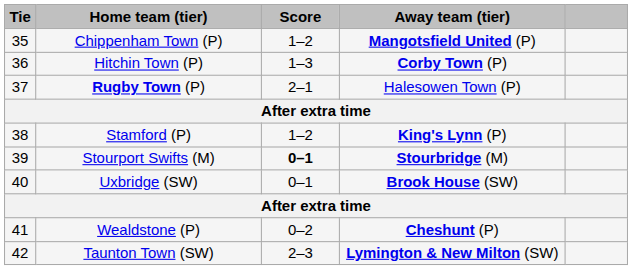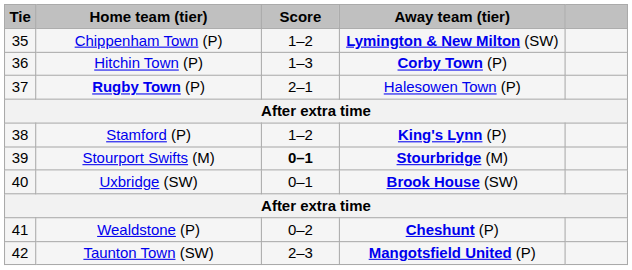(452, 40) Mangotsfield United (P) -> (452, 40) Lymington & New Milton (SW)
(452, 253) Lymington & New Milton (SW) -> (452, 253) Mangotsfield United (P)
